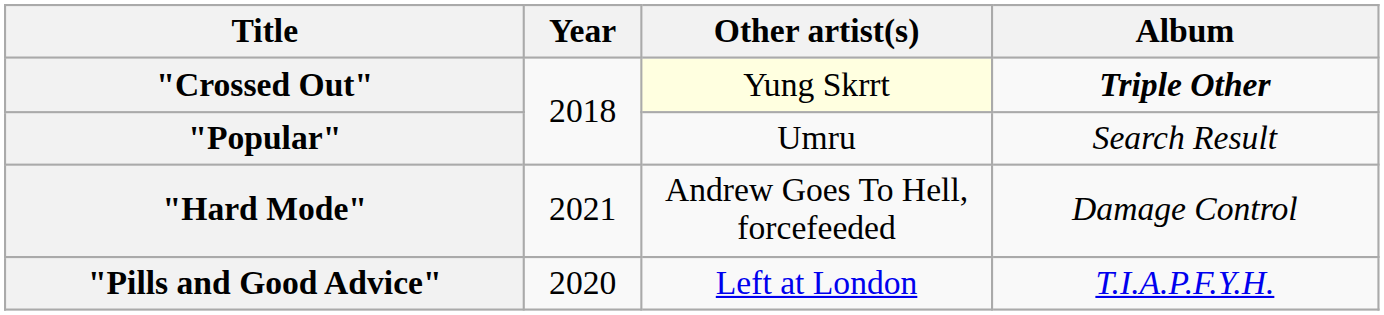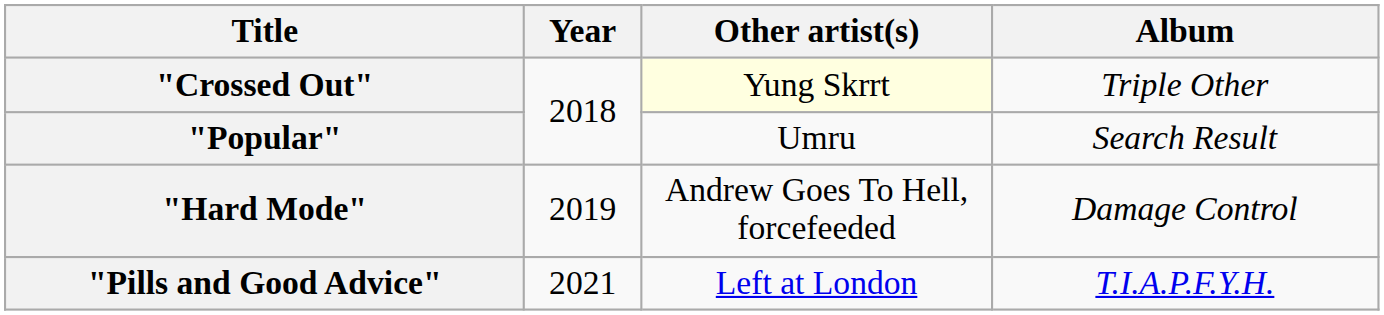(1185, 84) bold -> (1185, 84) normal
(583, 209) 2021 -> (583, 209) 2019
(583, 282) 2020 -> (583, 282) 2021
